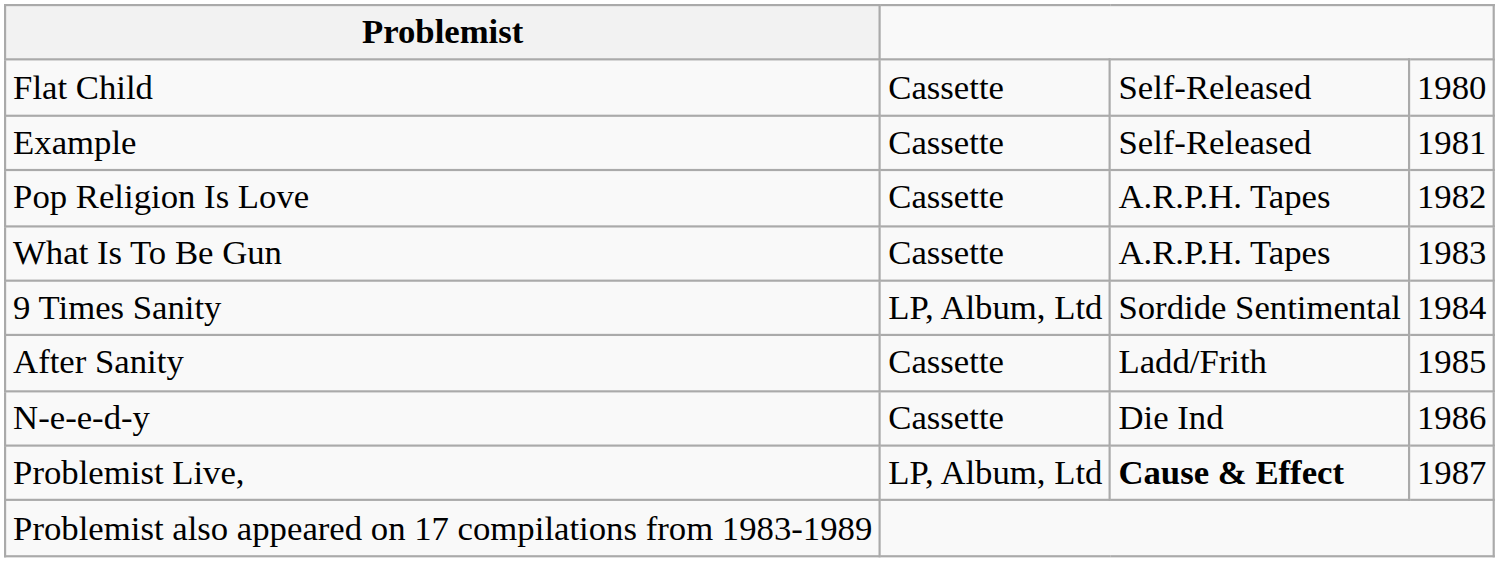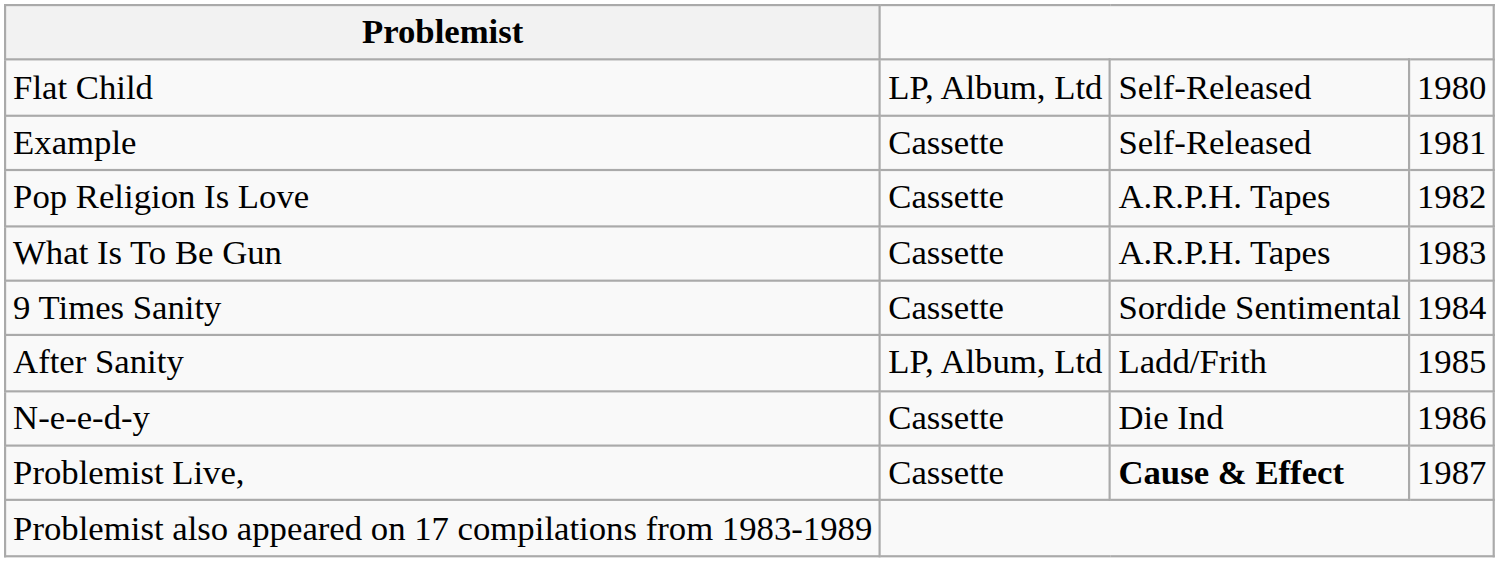(946, 87) Cassette -> (995, 87) LP, Album, Ltd
(995, 307) LP, Album, Ltd -> (946, 307) Cassette
(946, 362) Cassette -> (995, 362) LP, Album, Ltd
(995, 472) LP, Album, Ltd -> (946, 472) Cassette
